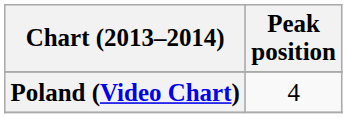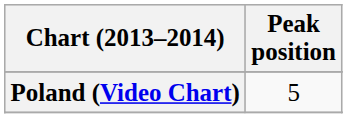(294, 91) 4 -> (294, 91) 5
